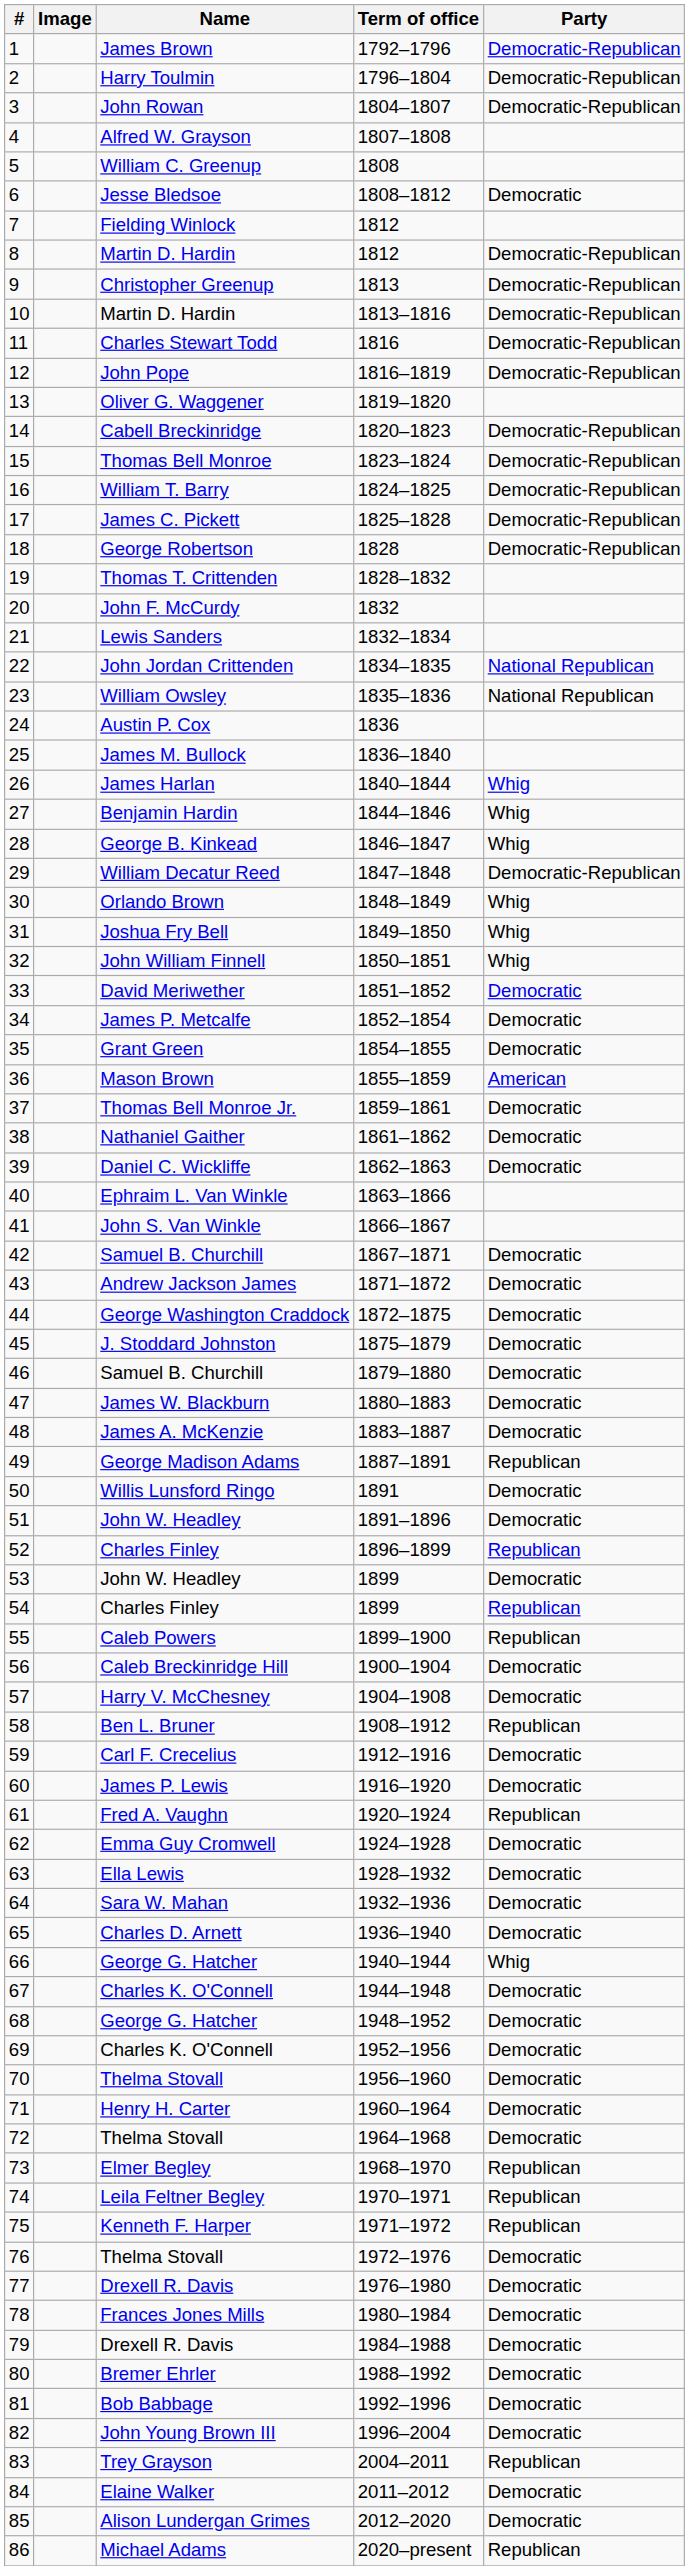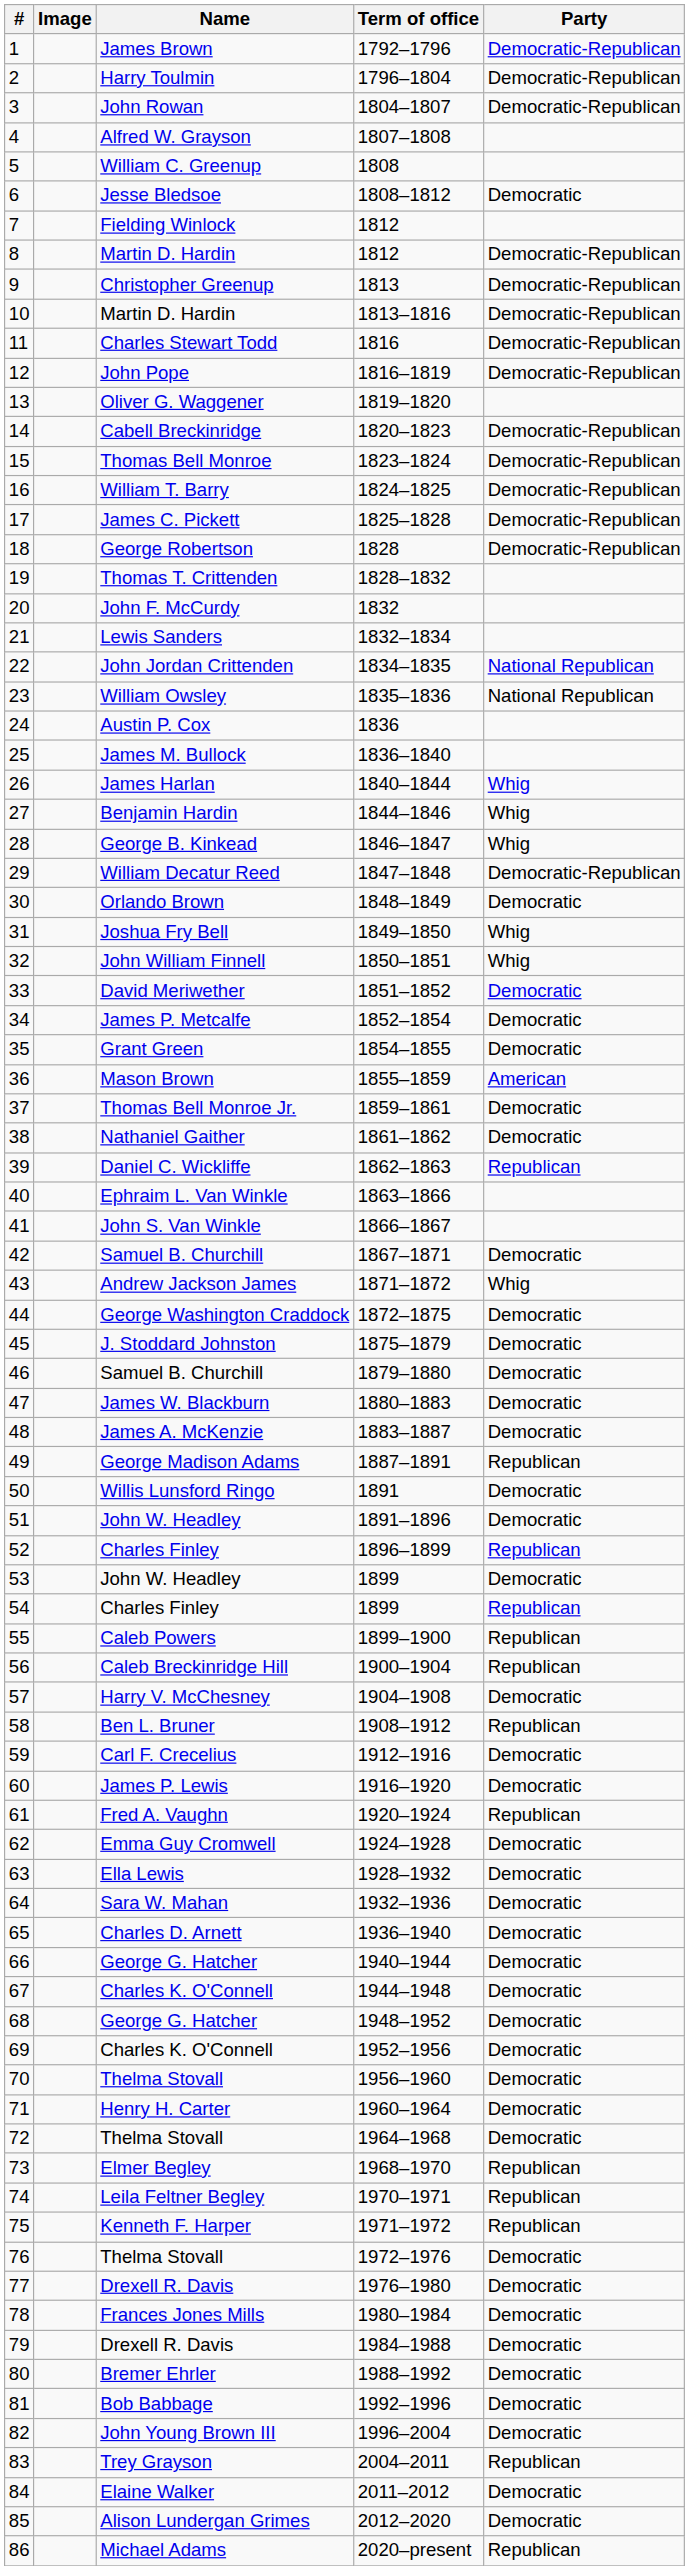(509, 902) Whig -> (535, 902) Democratic
(535, 1167) Democratic -> (534, 1167) Republican
(535, 1284) Democratic -> (509, 1284) Whig
(535, 1667) Democratic -> (534, 1667) Republican
(509, 1961) Whig -> (535, 1961) Democratic
